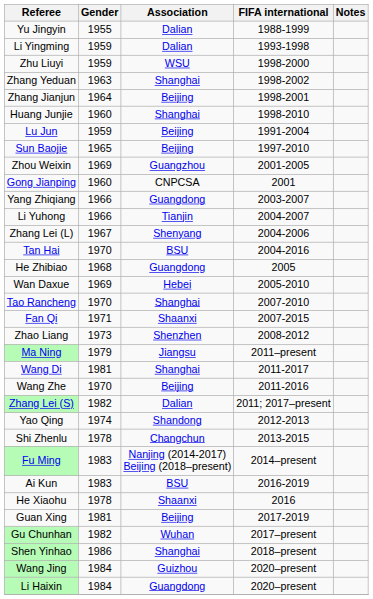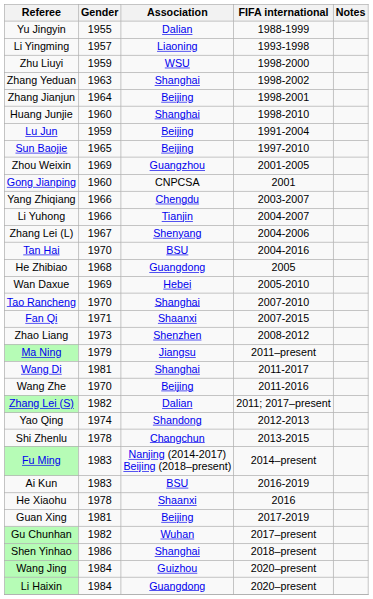(100, 47) 1959 -> (100, 47) 1957
(177, 47) Dalian -> (177, 47) Liaoning
(177, 200) Guangdong -> (177, 200) Chengdu
